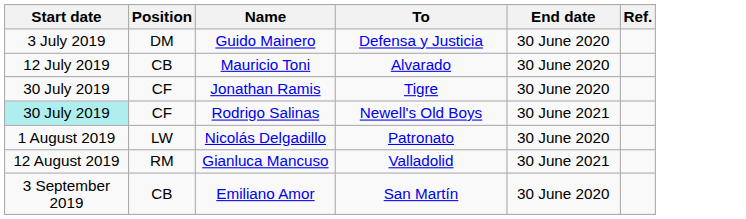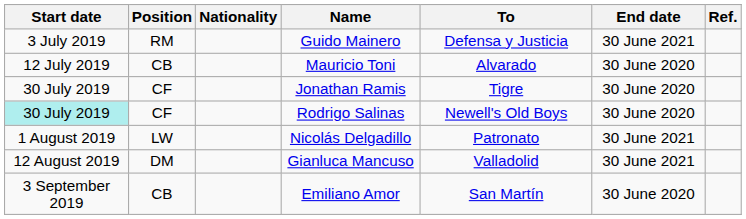+ column: (238, 17)
(162, 41) DM -> (162, 41) RM
(563, 41) 30 June 2020 -> (648, 41) 30 June 2021
(563, 113) 30 June 2021 -> (648, 113) 30 June 2020
(563, 138) 30 June 2020 -> (648, 138) 30 June 2021
(162, 162) RM -> (162, 162) DM
